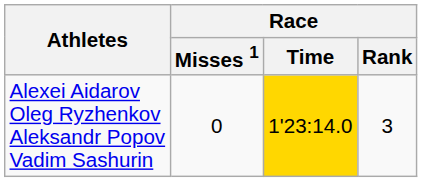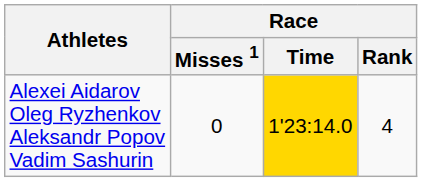(387, 126) 3 -> (387, 126) 4
